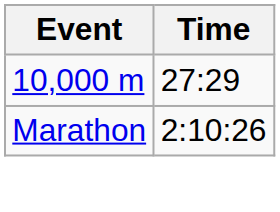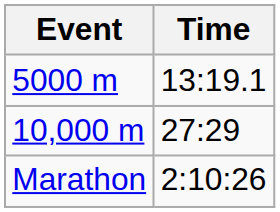+ row: (65, 79)
